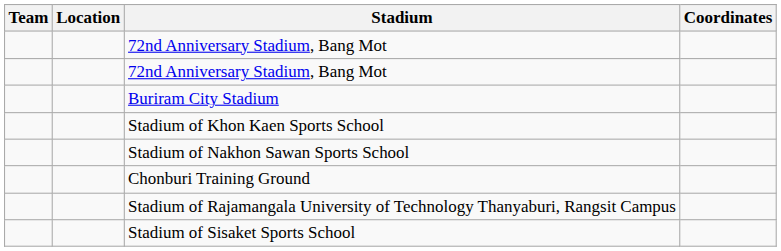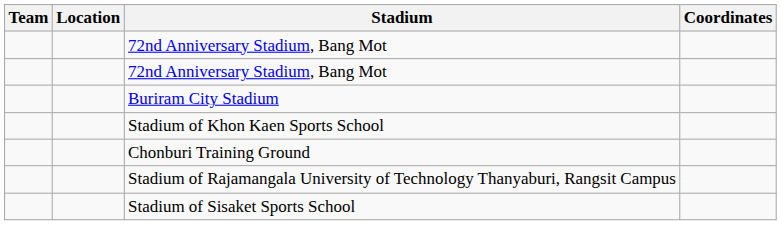- row: (28, 152)
